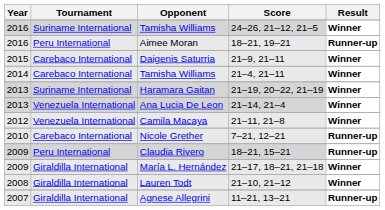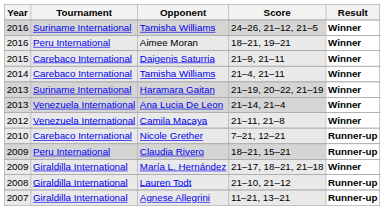(353, 43) Runner-up -> (345, 43) Winner
(345, 183) Winner -> (353, 183) Runner-up
